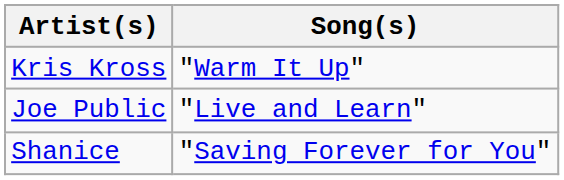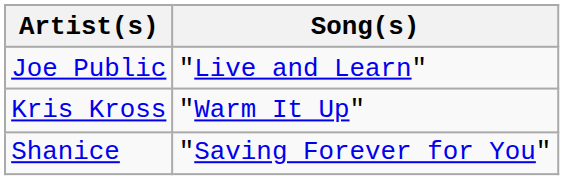rows swapped: (89, 68) <-> (89, 110)
